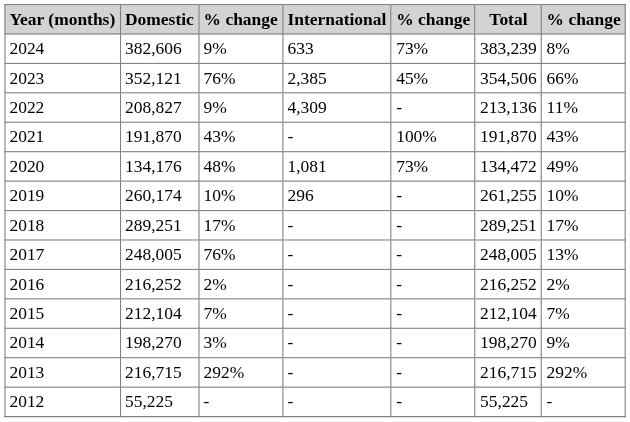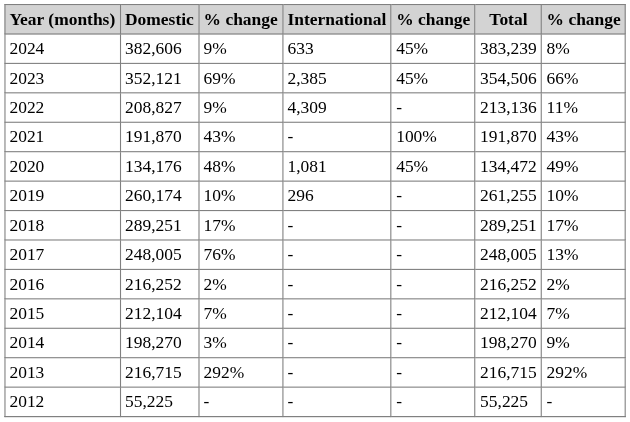(412, 48) 73% -> (412, 48) 45%
(220, 78) 76% -> (220, 78) 69%
(412, 166) 73% -> (412, 166) 45%
